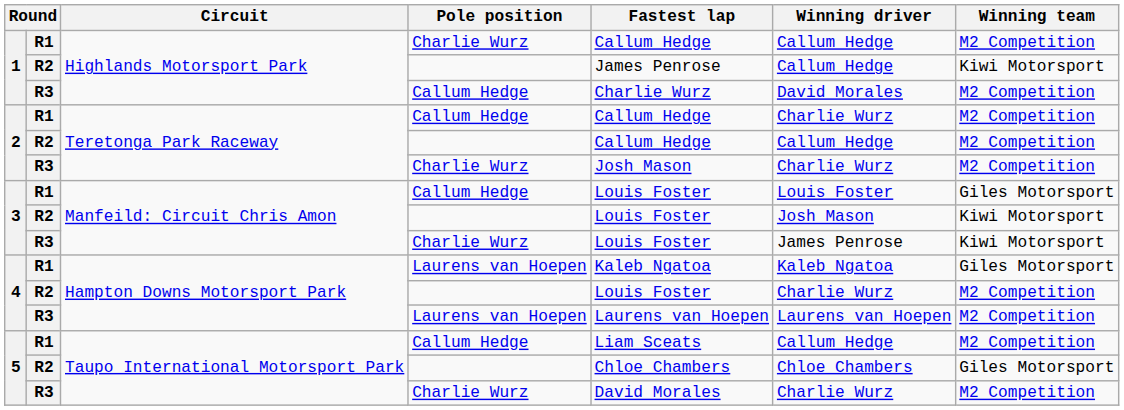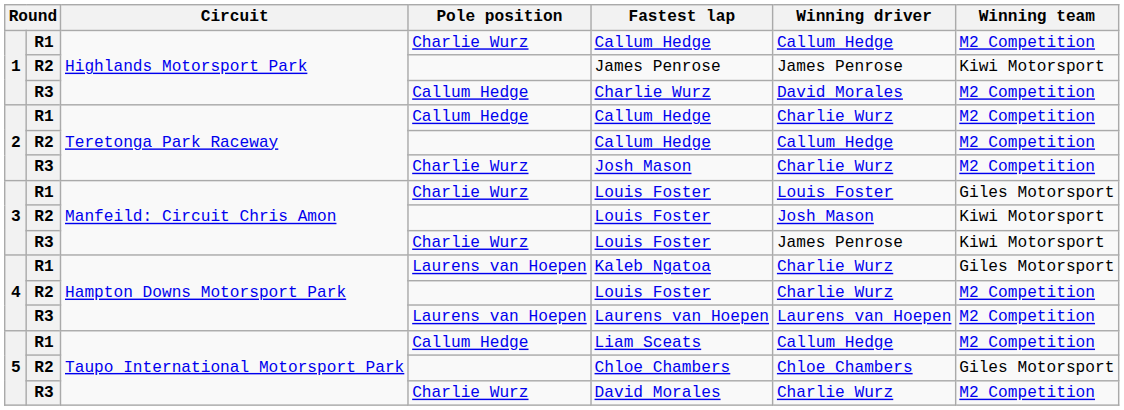(835, 68) Callum Hedge -> (840, 68) James Penrose
(470, 193) Callum Hedge -> (470, 193) Charlie Wurz
(835, 268) Kaleb Ngatoa -> (835, 268) Charlie Wurz
